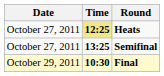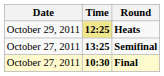(43, 29) October 27, 2011 -> (43, 29) October 29, 2011
(43, 63) October 29, 2011 -> (43, 63) October 27, 2011
